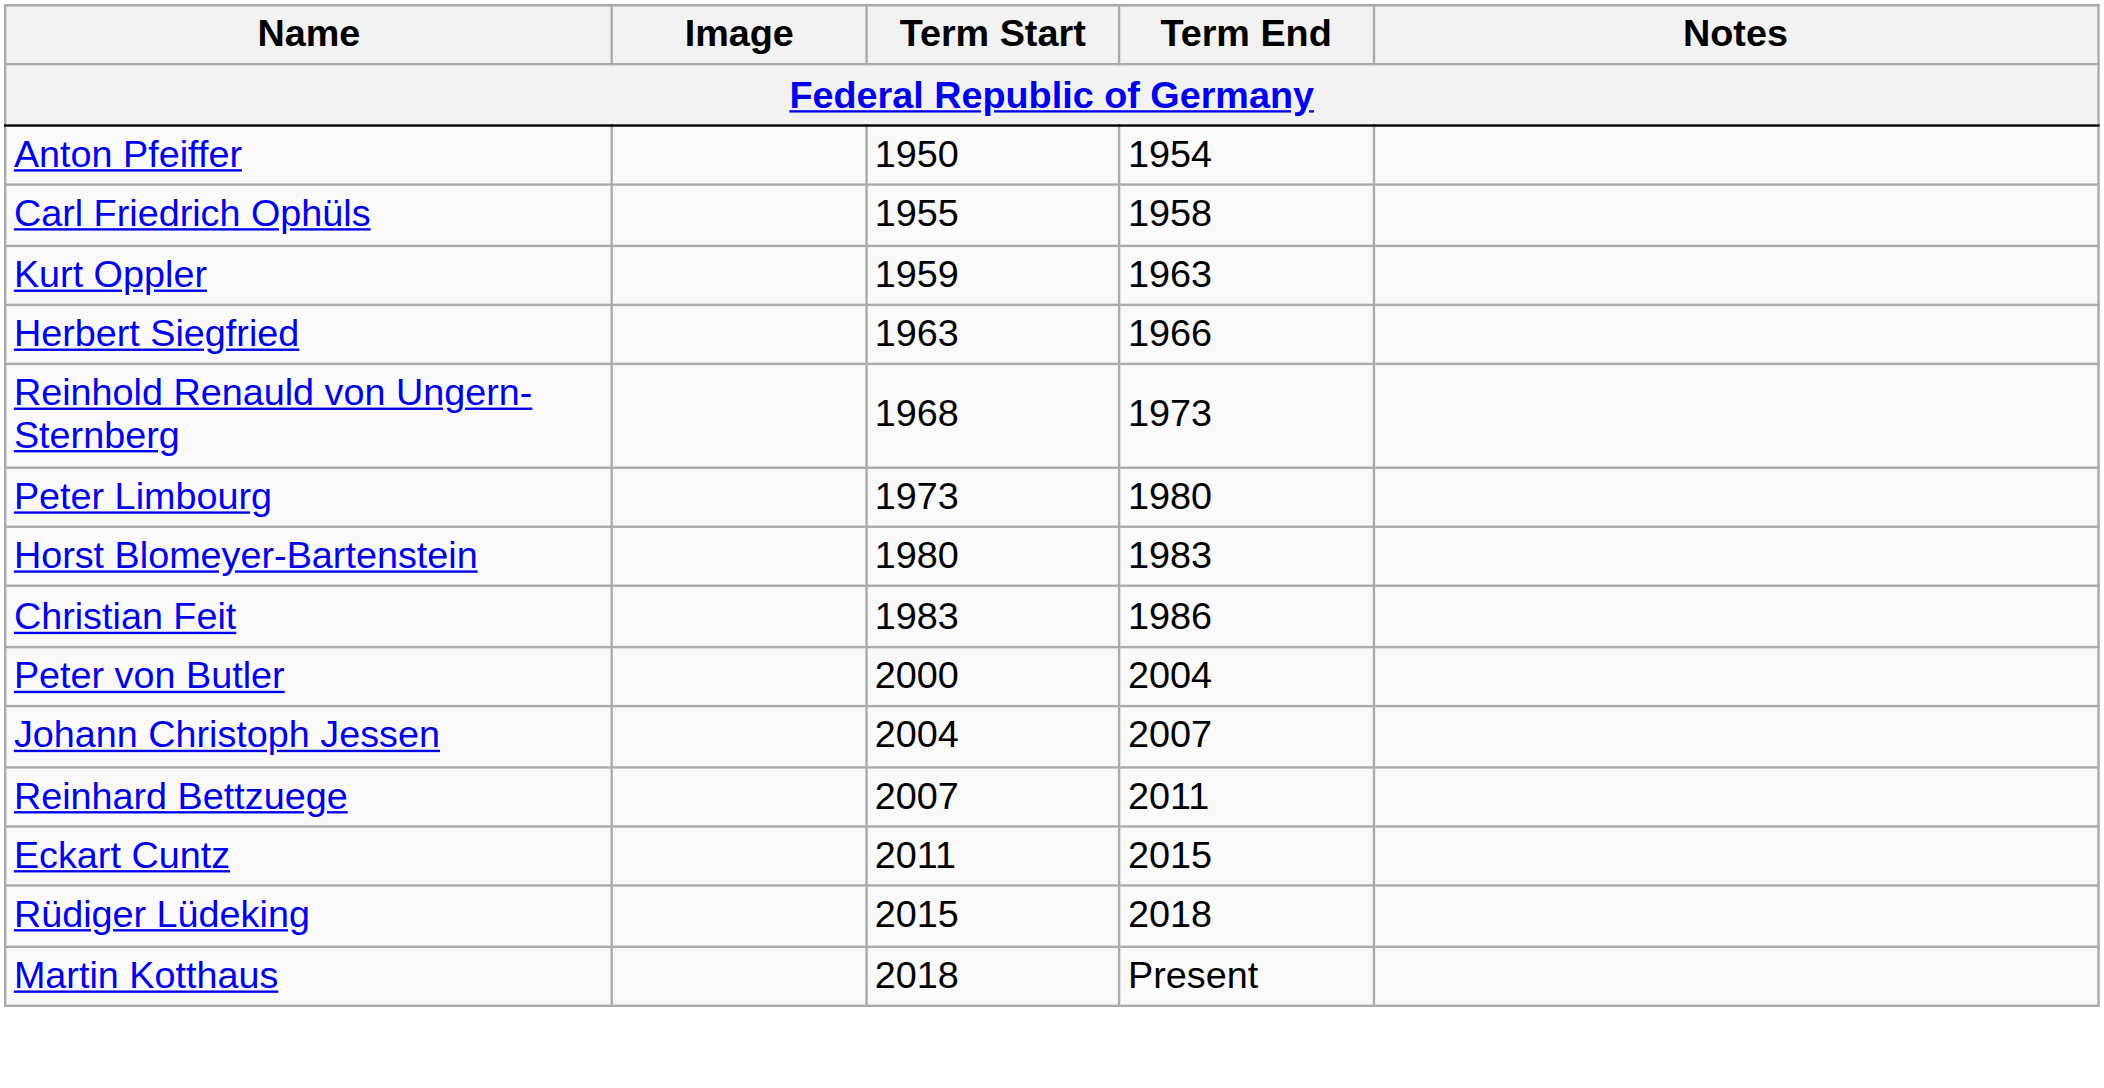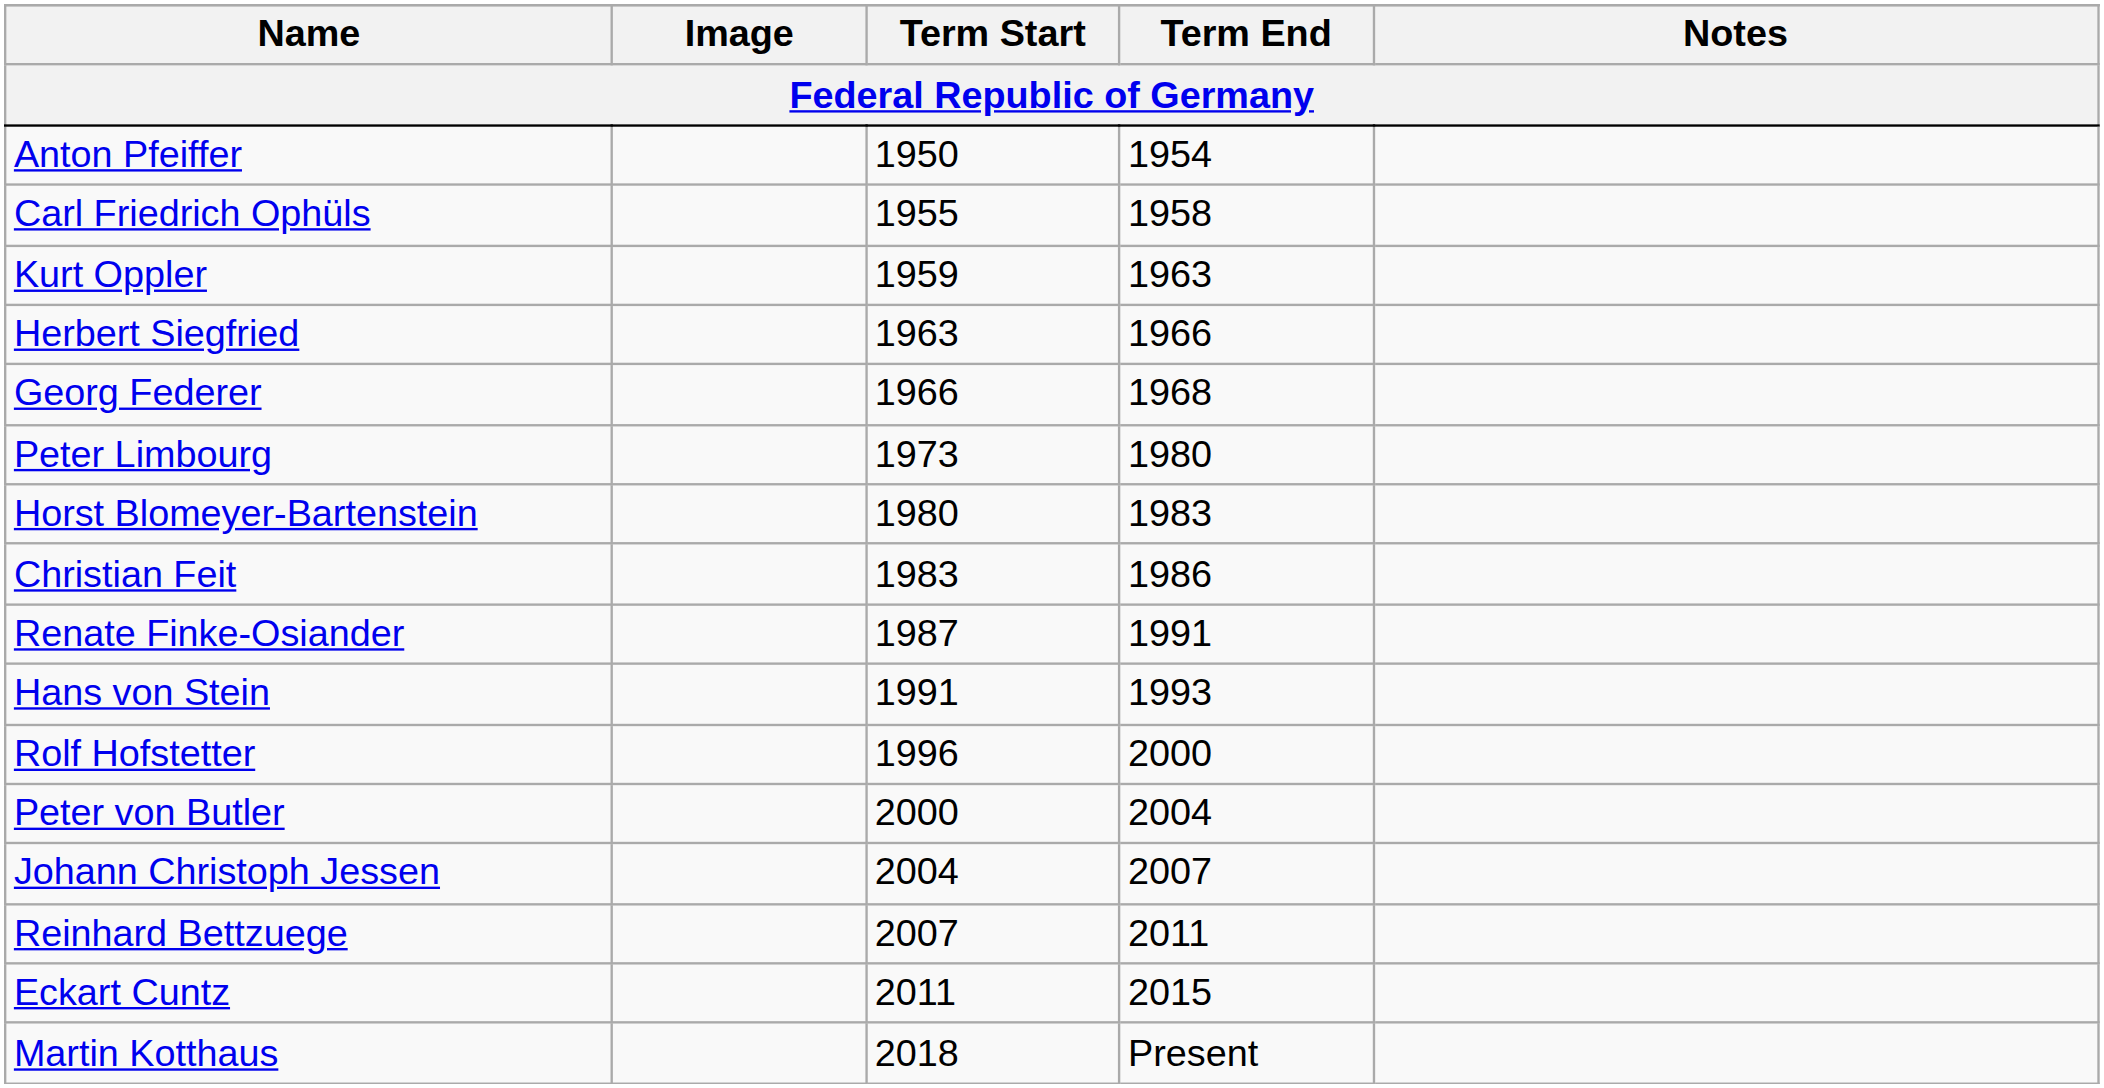+ row: (138, 393)
- row: (273, 414)
+ row: (209, 633)
+ row: (142, 693)
+ row: (135, 753)
- row: (162, 915)
